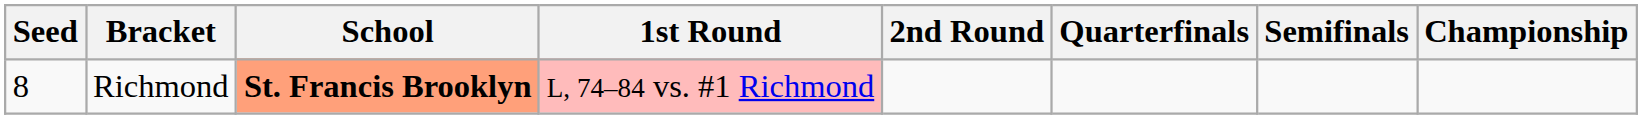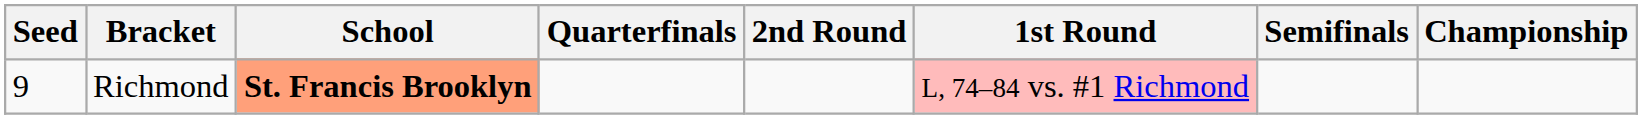columns swapped: (711, 31) <-> (1154, 31)
(21, 85) 8 -> (21, 85) 9
